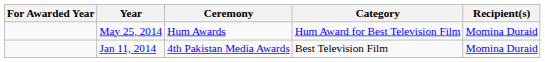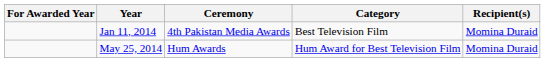rows swapped: (131, 31) <-> (128, 48)
